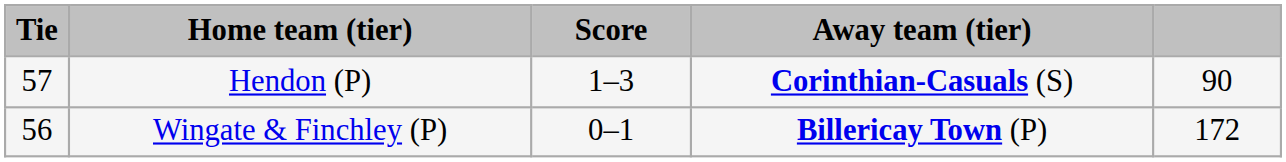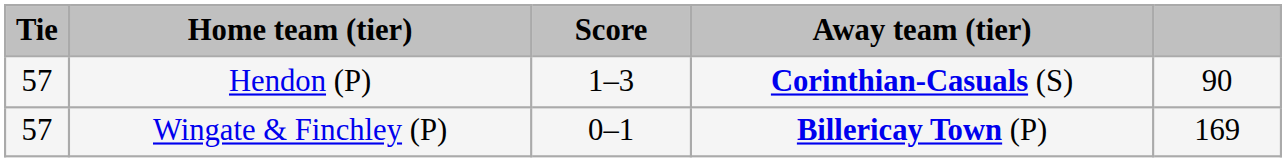(37, 131) 56 -> (37, 131) 57
(1217, 131) 172 -> (1217, 131) 169
